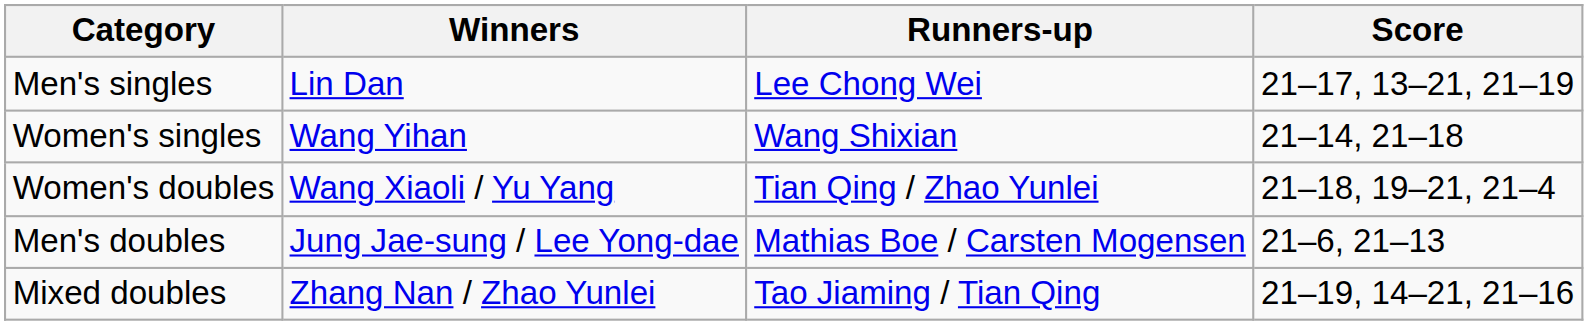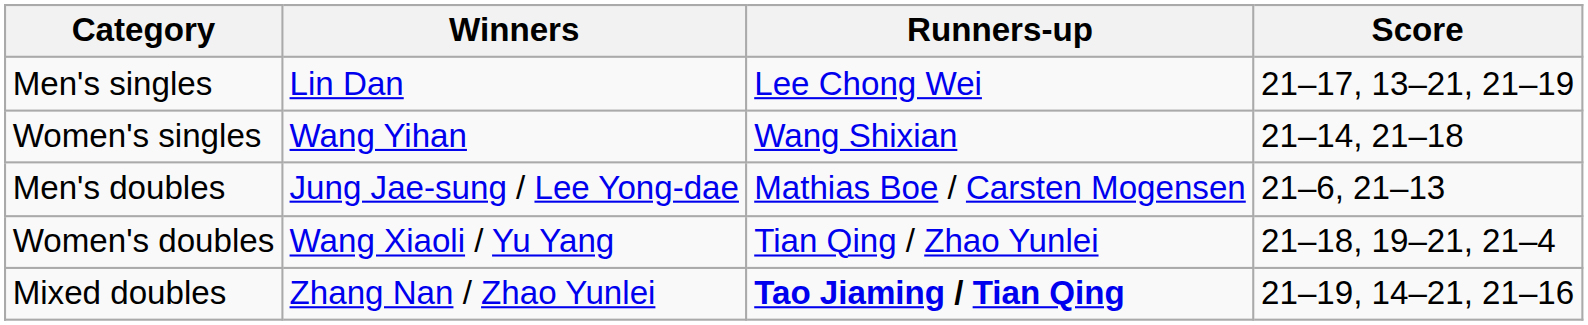rows swapped: (119, 240) <-> (143, 188)
(927, 293) normal -> (939, 293) bold
